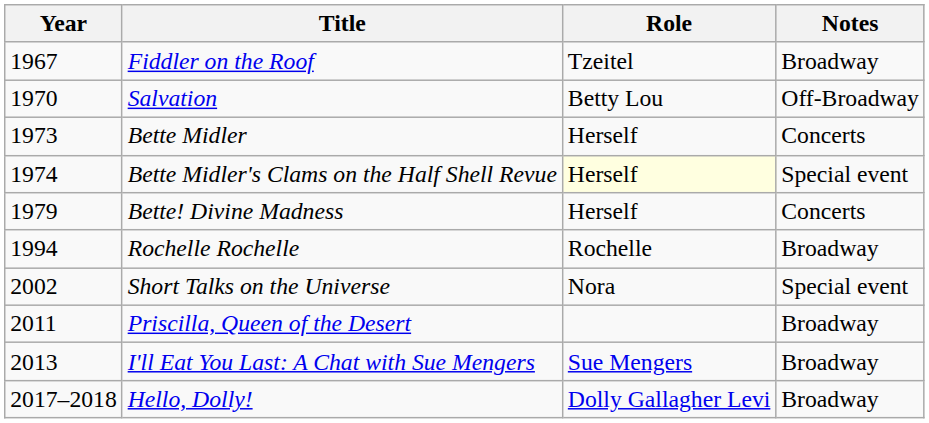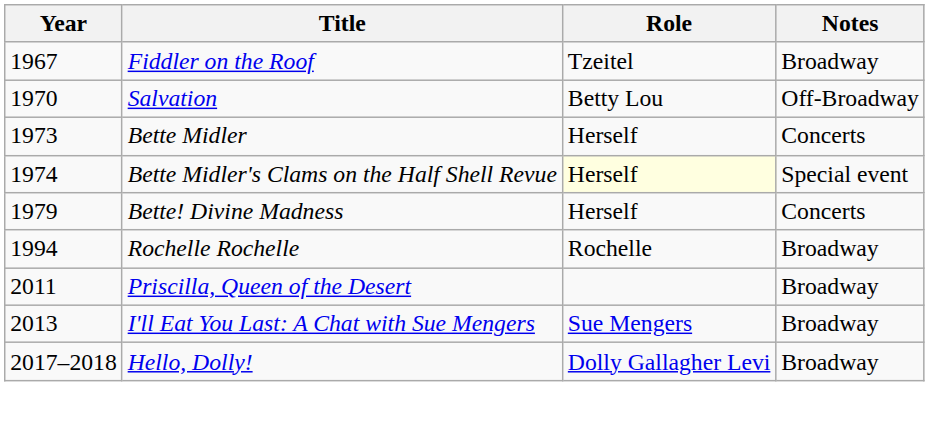- row: (259, 286)
